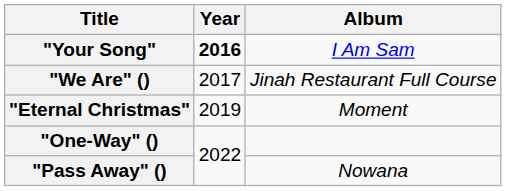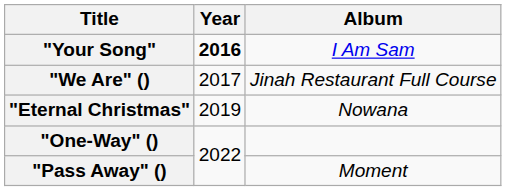(373, 110) Moment -> (373, 110) Nowana
(373, 170) Nowana -> (373, 170) Moment
